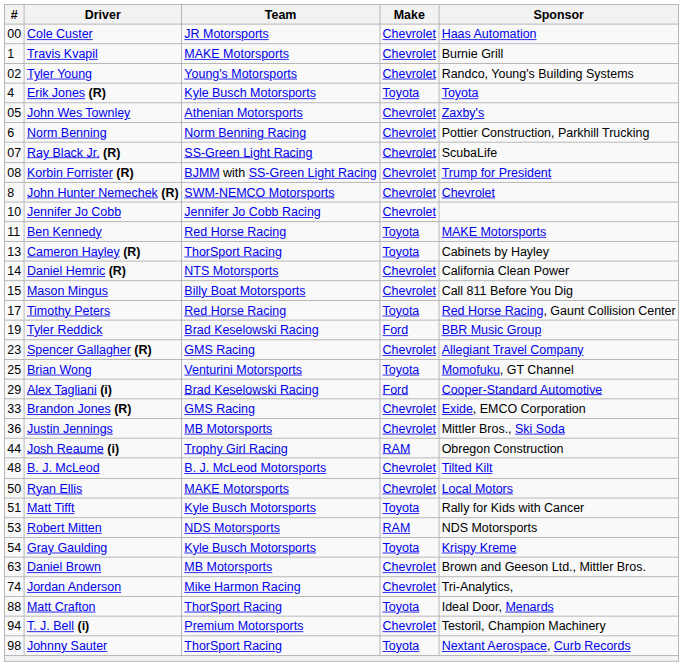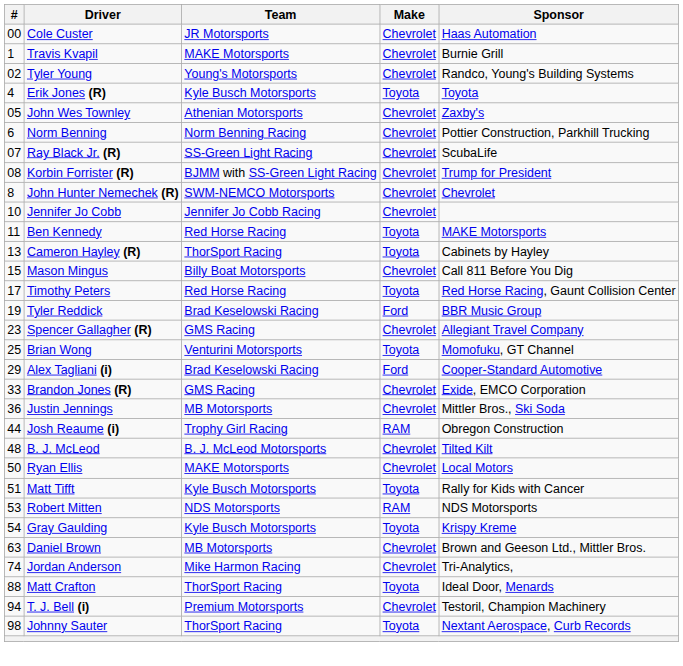- row: (76, 271)
